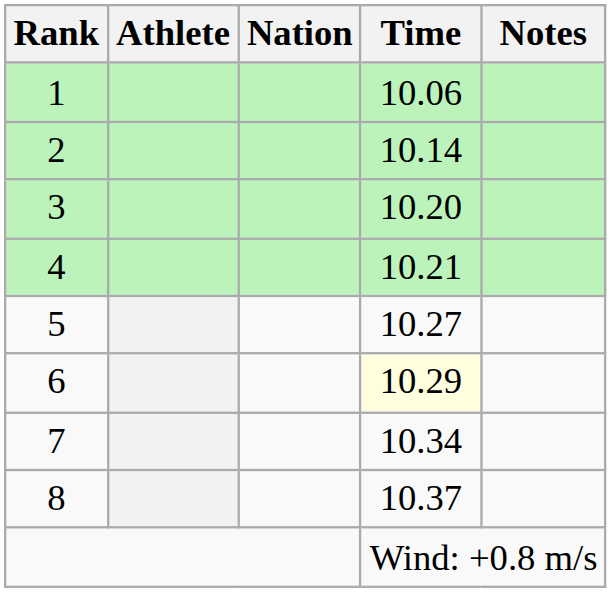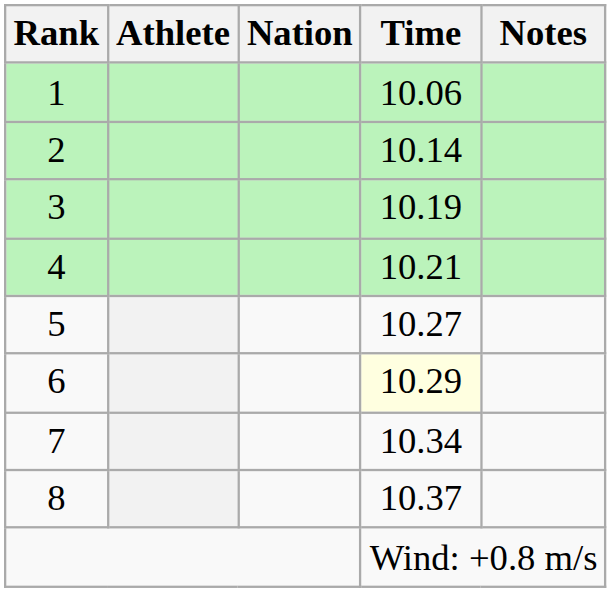(421, 207) 10.20 -> (421, 207) 10.19
